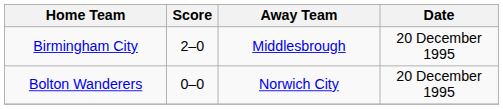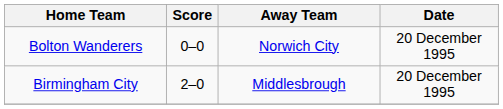rows swapped: (86, 46) <-> (86, 84)
